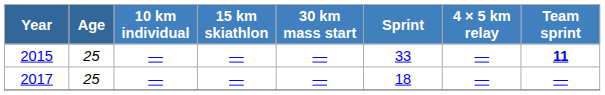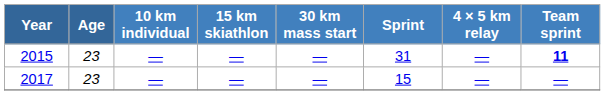(91, 56) 25 -> (91, 56) 23
(403, 56) 33 -> (403, 56) 31
(91, 79) 25 -> (91, 79) 23
(403, 79) 18 -> (403, 79) 15
